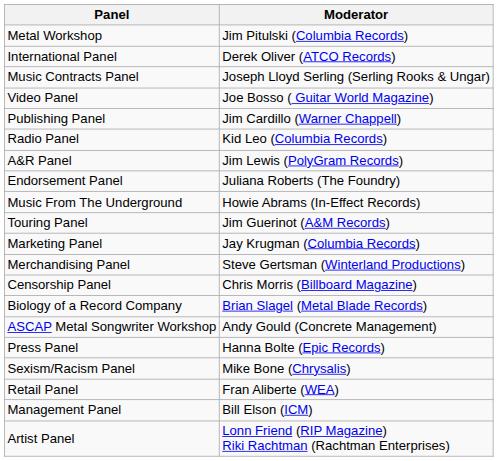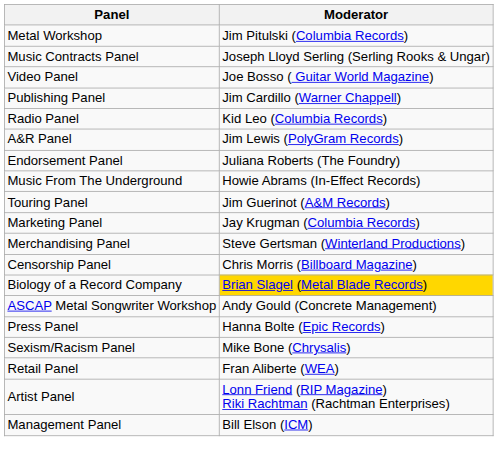- row: (62, 56)
(325, 306) no background -> (325, 285) gold background
rows swapped: (64, 410) <-> (41, 438)
